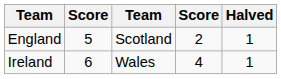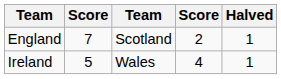(88, 39) 5 -> (88, 39) 7
(88, 62) 6 -> (88, 62) 5
